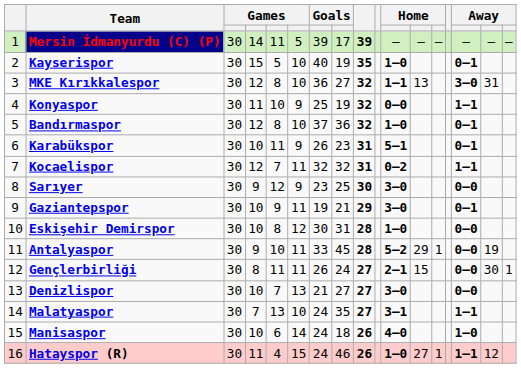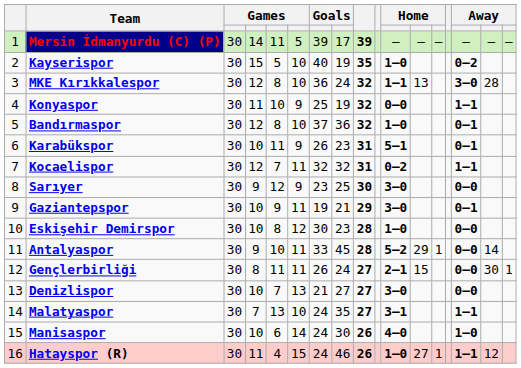(466, 62) 0–1 -> (466, 62) 0–2
(343, 83) 27 -> (343, 83) 24
(491, 83) 31 -> (491, 83) 28
(343, 229) 31 -> (343, 229) 23
(491, 249) 19 -> (491, 249) 14
(343, 332) 18 -> (343, 332) 30
